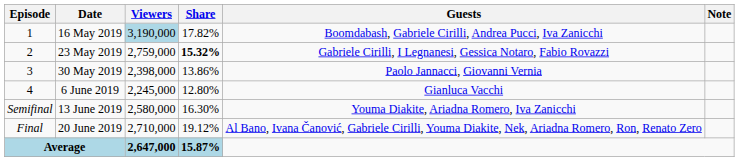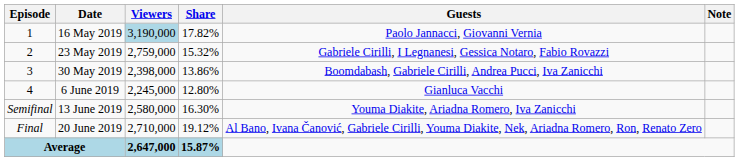(464, 33) Boomdabash, Gabriele Cirilli, Andrea Pucci, Iva Zanicchi -> (464, 33) Paolo Jannacci, Giovanni Vernia
(201, 52) bold -> (201, 52) normal
(464, 71) Paolo Jannacci, Giovanni Vernia -> (464, 71) Boomdabash, Gabriele Cirilli, Andrea Pucci, Iva Zanicchi
